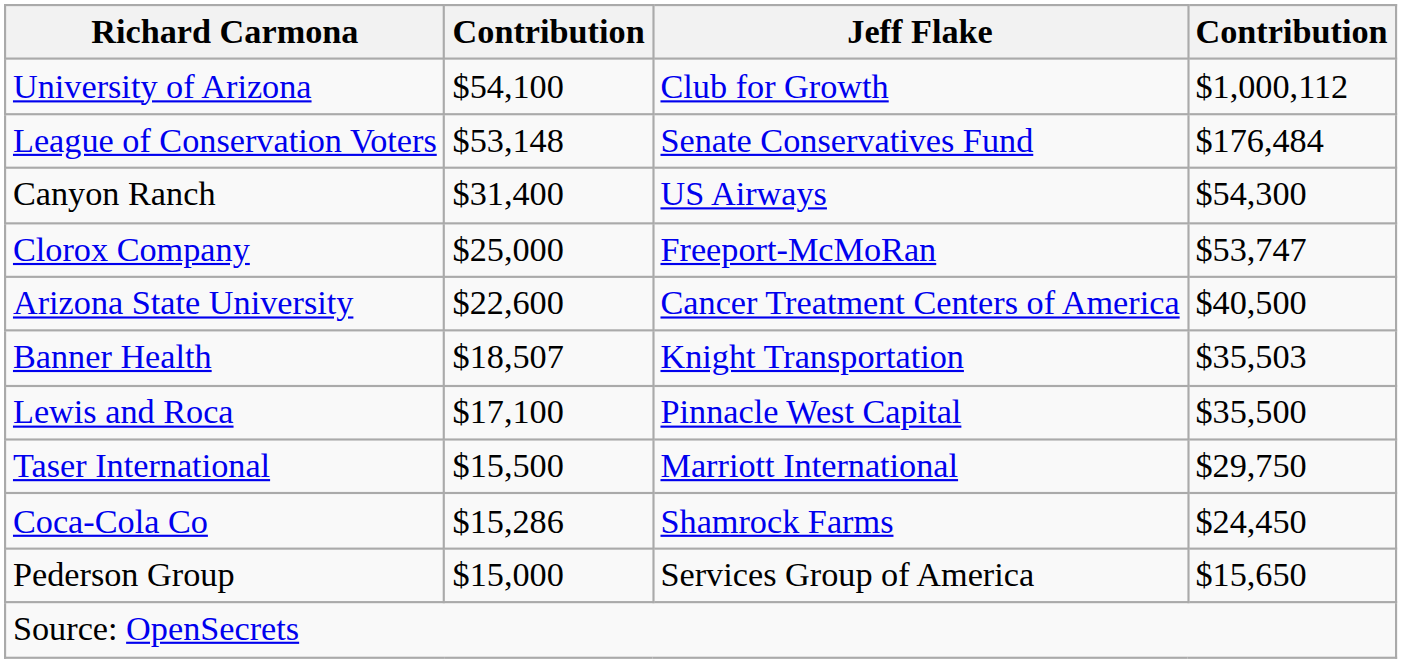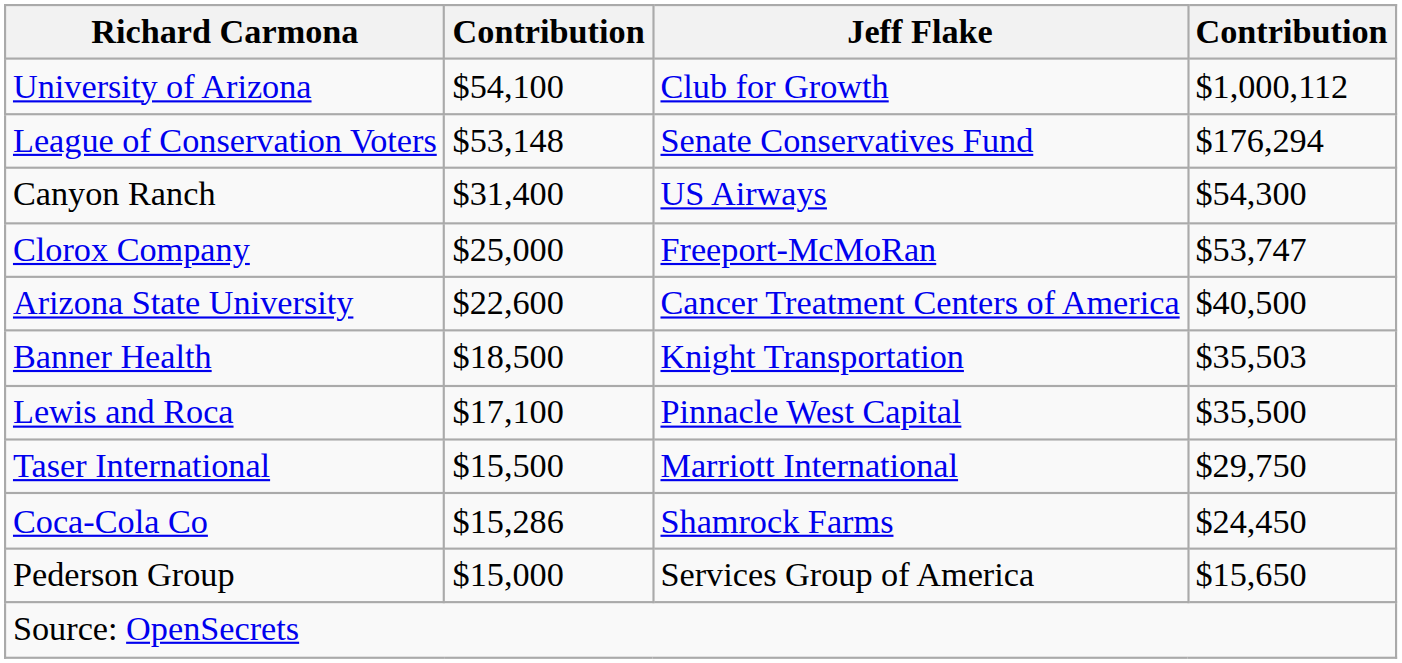(1260, 140) $176,484 -> (1260, 140) $176,294
(508, 357) $18,507 -> (508, 357) $18,500
